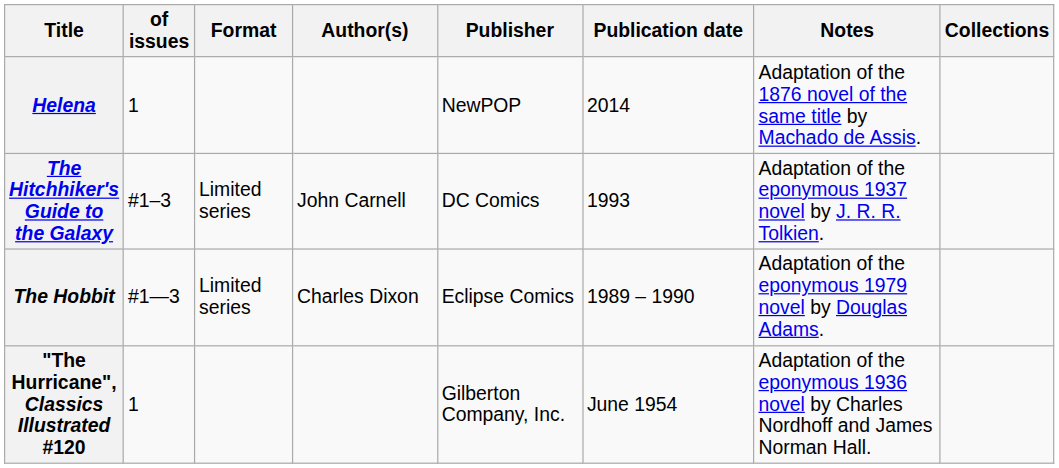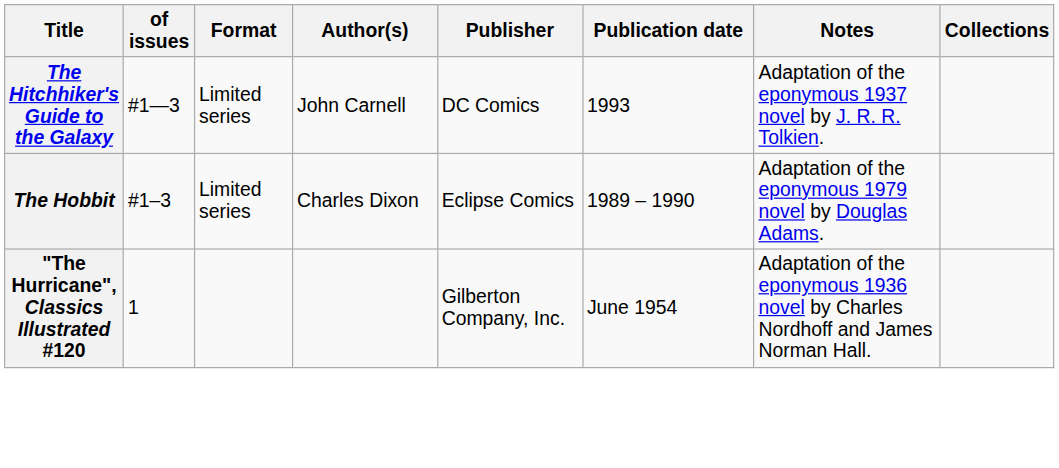- row: (64, 105)
(150, 201) #1–3 -> (154, 105) #1—3
(154, 297) #1—3 -> (150, 201) #1–3
